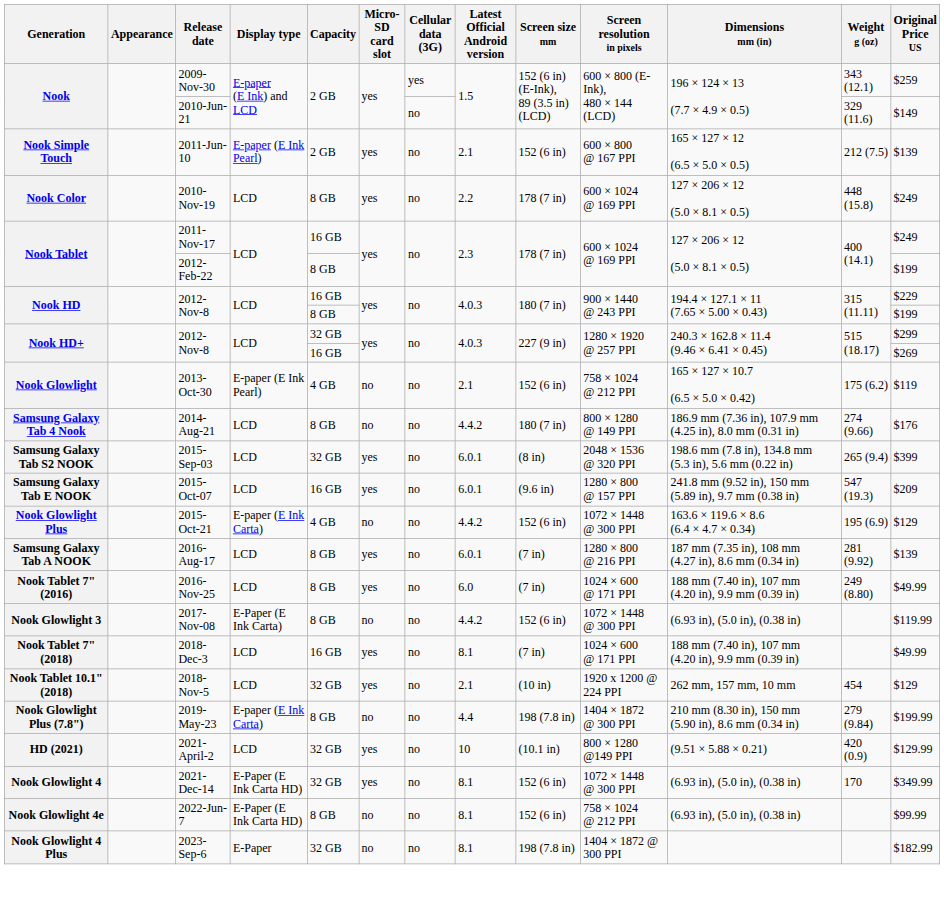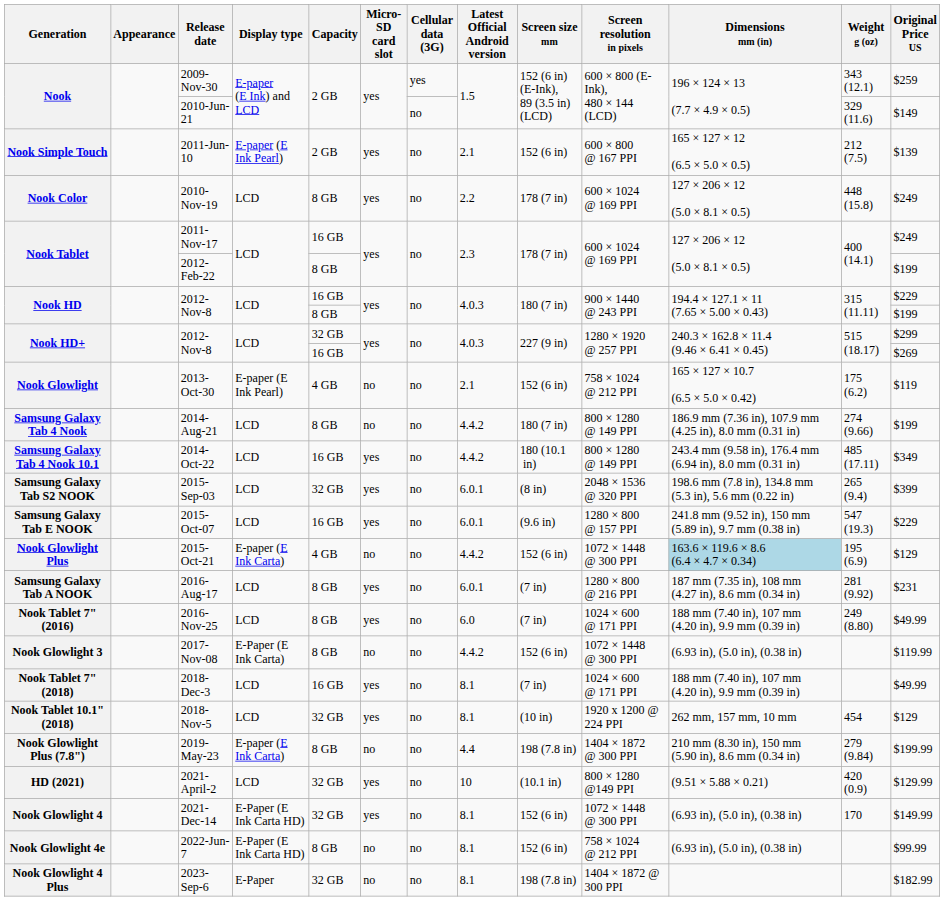(905, 424) $176 -> (905, 424) $199
+ row: (57, 457)
(905, 489) $209 -> (905, 522) $229
(718, 522) no background -> (719, 554) lightblue background
(905, 554) $139 -> (905, 587) $231
(466, 684) 2.1 -> (467, 717) 8.1
(913, 782) $349.99 -> (913, 815) $149.99
